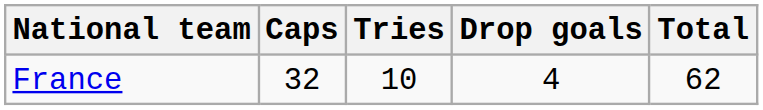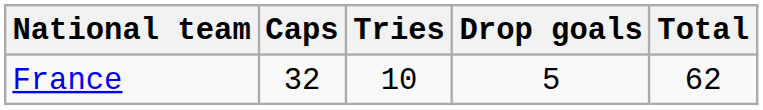(551, 80) 4 -> (551, 80) 5
